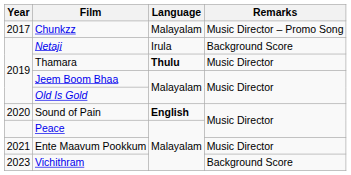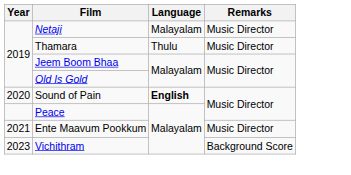- row: (55, 29)
(161, 46) Irula -> (176, 29) Malayalam
(250, 46) Background Score -> (240, 29) Music Director
(165, 63) bold -> (164, 46) normal
